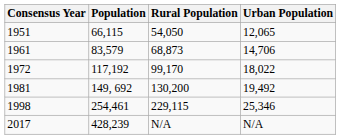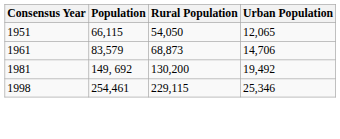- row: (19, 69)
- row: (19, 124)
